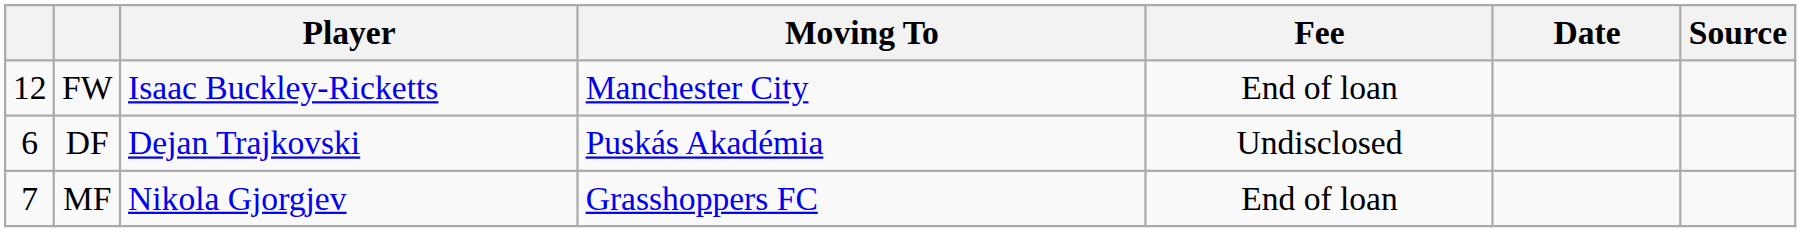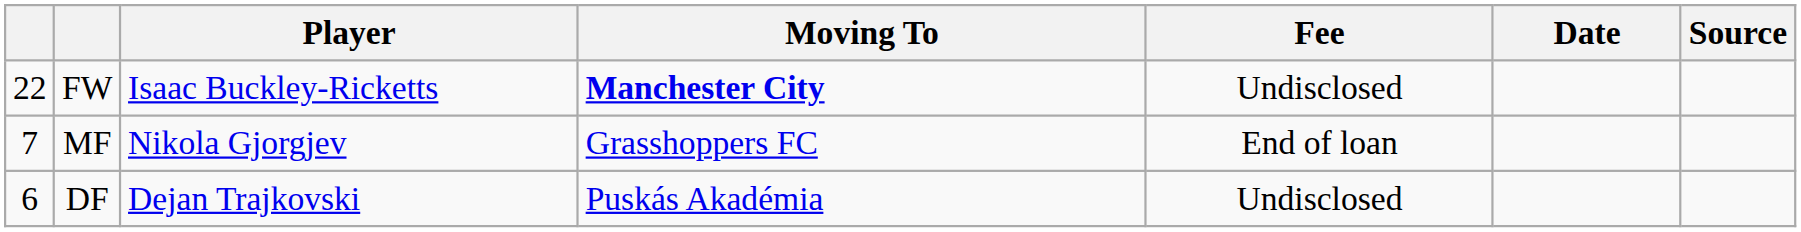(30, 87) 12 -> (30, 87) 22
(697, 87) normal -> (705, 87) bold
(1319, 87) End of loan -> (1320, 87) Undisclosed
rows swapped: (87, 143) <-> (87, 198)
